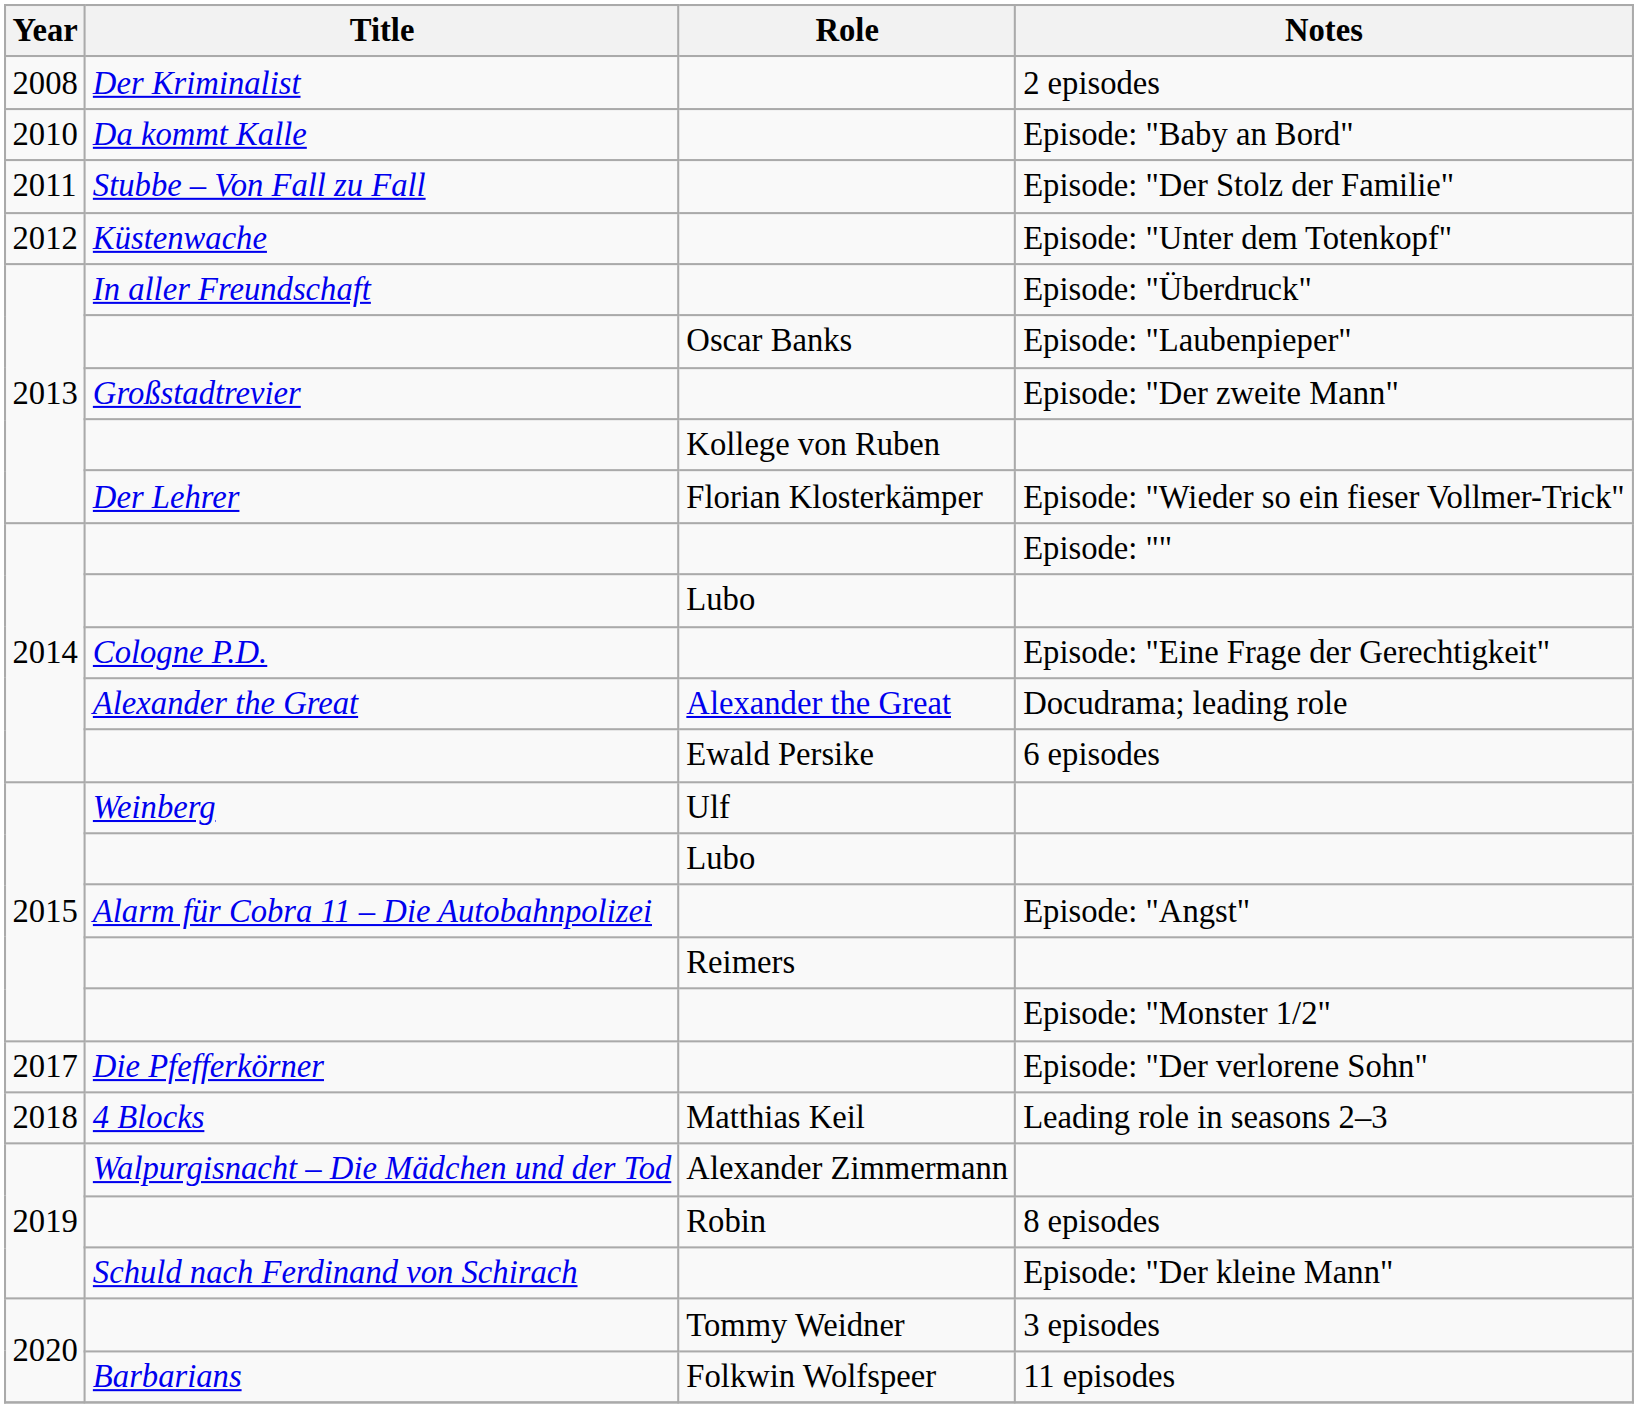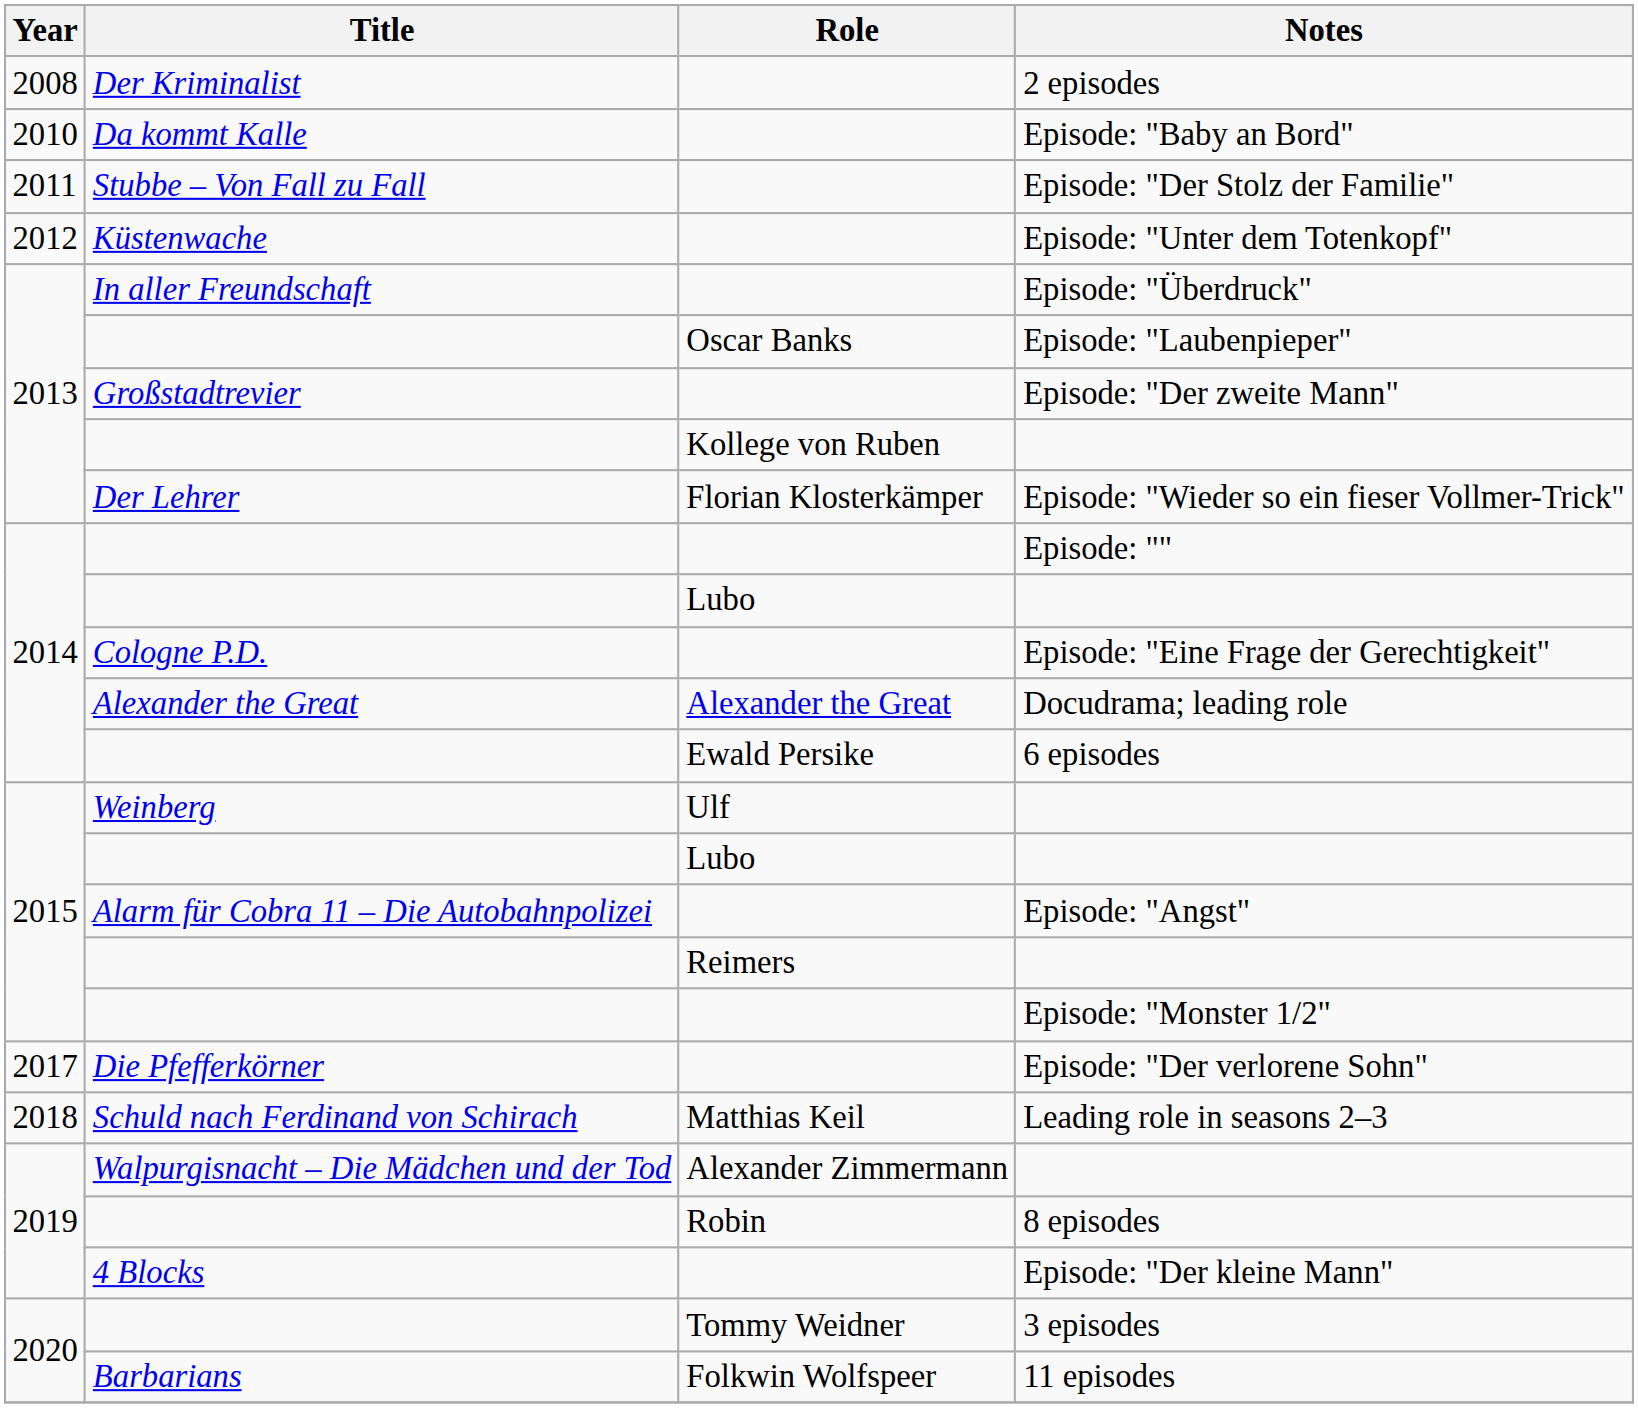(149, 1117) 4 Blocks -> (335, 1117) Schuld nach Ferdinand von Schirach
(335, 1272) Schuld nach Ferdinand von Schirach -> (149, 1272) 4 Blocks
